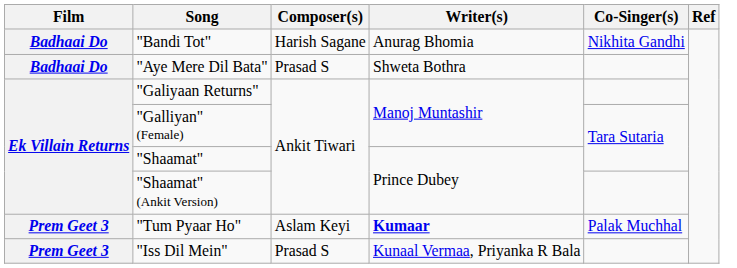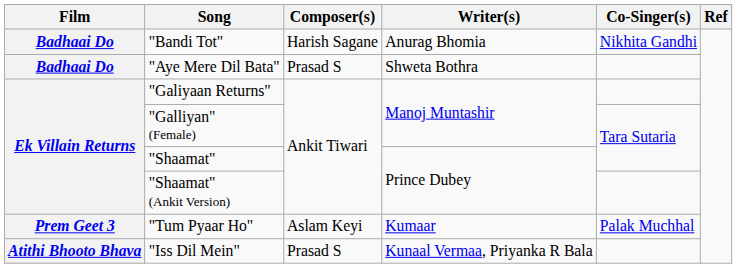(401, 226) bold -> (410, 226) normal
(69, 251) Prem Geet 3 -> (75, 251) Atithi Bhooto Bhava
